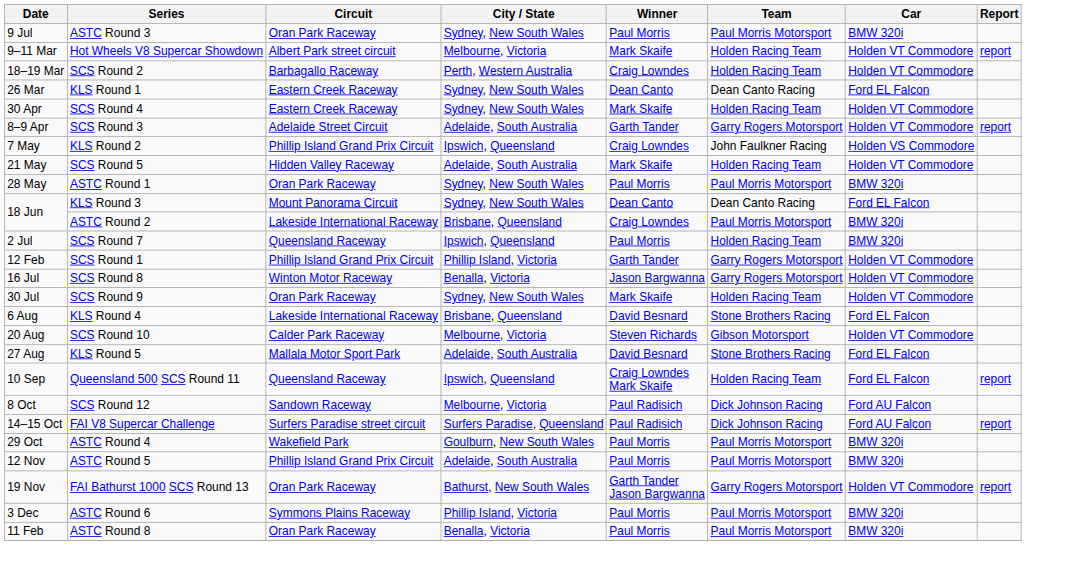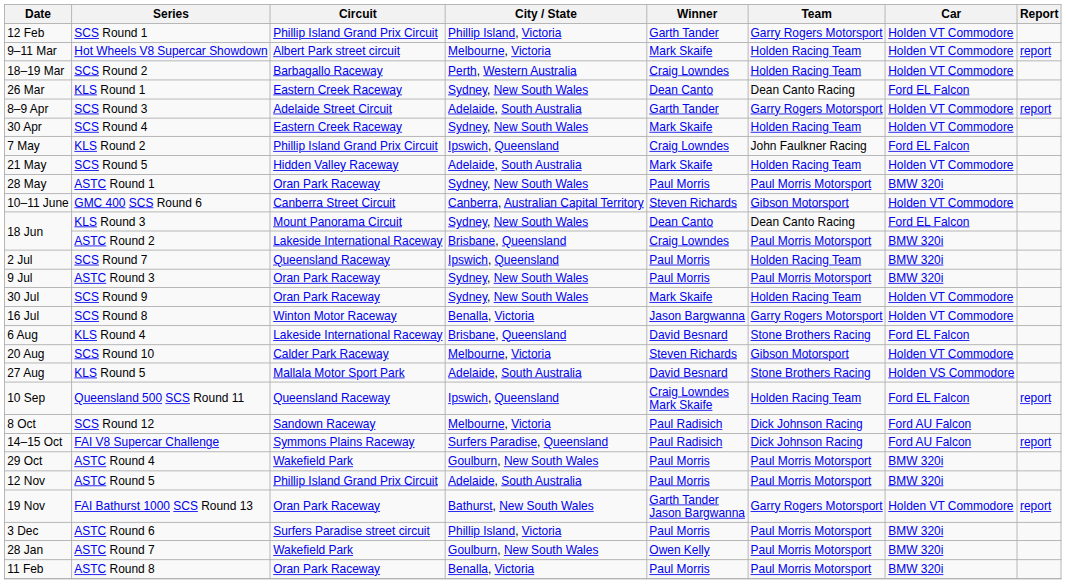rows swapped: (106, 260) <-> (110, 33)
rows swapped: (106, 128) <-> (106, 109)
(911, 146) Holden VS Commodore -> (929, 146) Ford EL Falcon
+ row: (138, 203)
rows swapped: (106, 279) <-> (106, 297)
(889, 354) Ford EL Falcon -> (951, 373) Holden VS Commodore
(347, 424) Surfers Paradise street circuit -> (344, 443) Symmons Plains Raceway
(339, 513) Symmons Plains Raceway -> (352, 532) Surfers Paradise street circuit
+ row: (115, 551)
